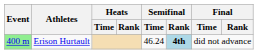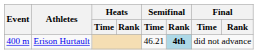(18, 42) lightgreen background -> (18, 42) no background
(154, 42) 46.24 -> (154, 42) 46.21
